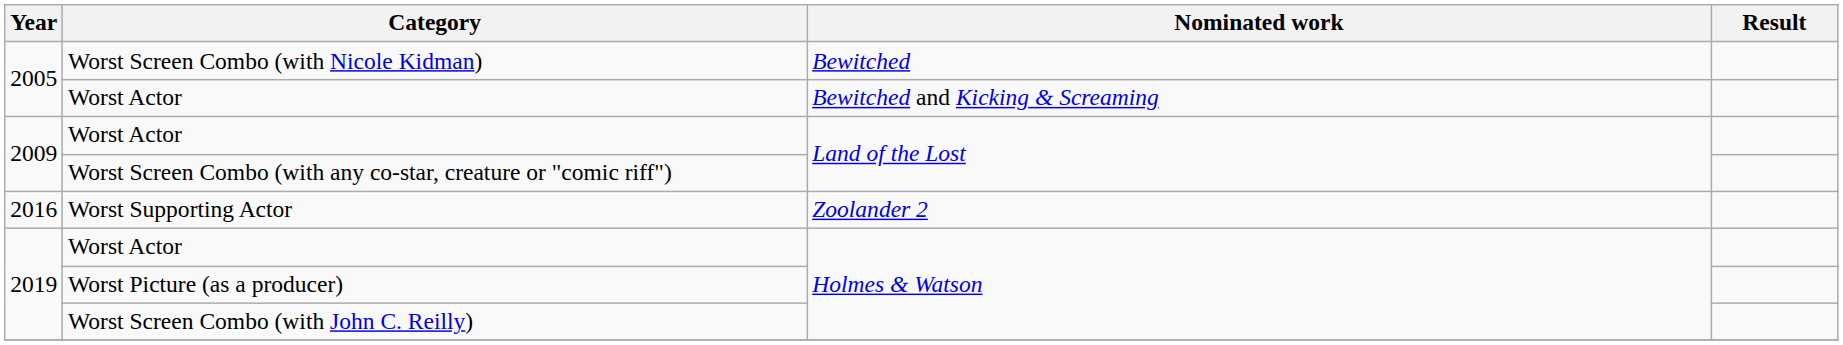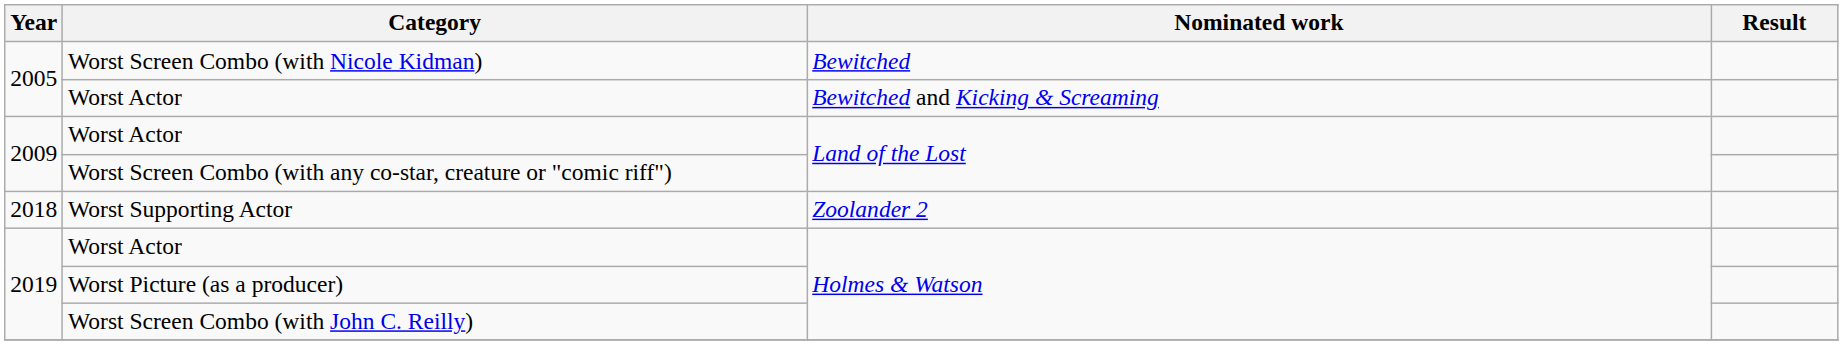(34, 209) 2016 -> (34, 209) 2018
